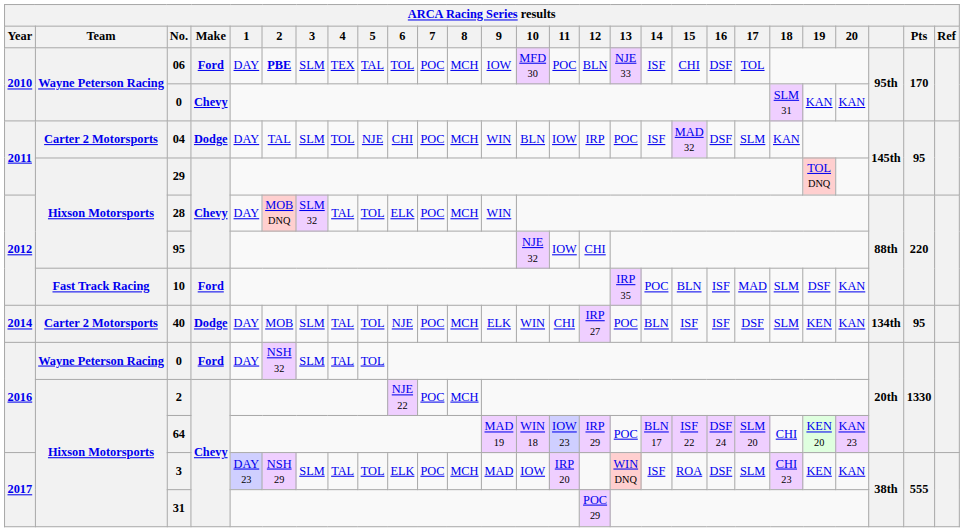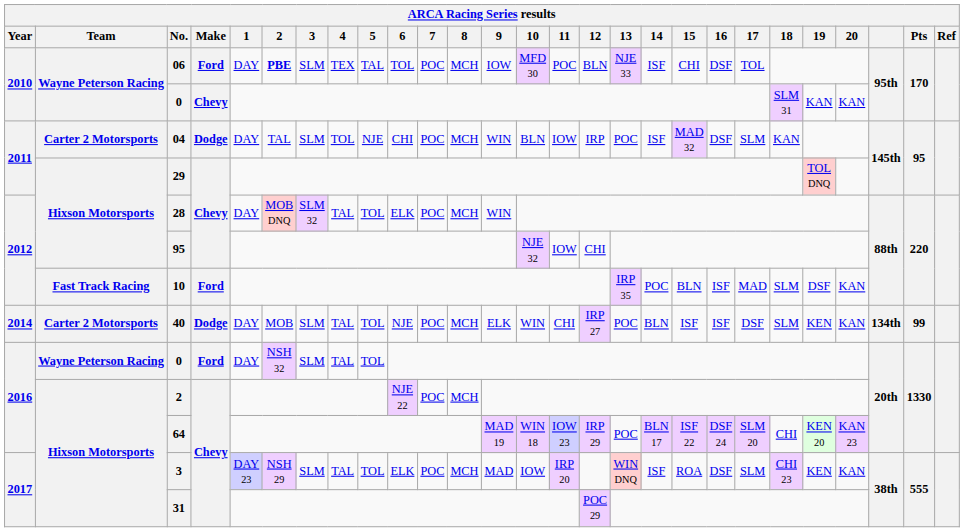(919, 323) 95 -> (919, 323) 99
